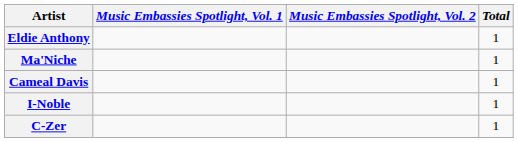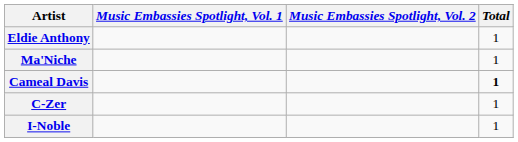(496, 82) normal -> (496, 82) bold
rows swapped: (49, 126) <-> (49, 104)
